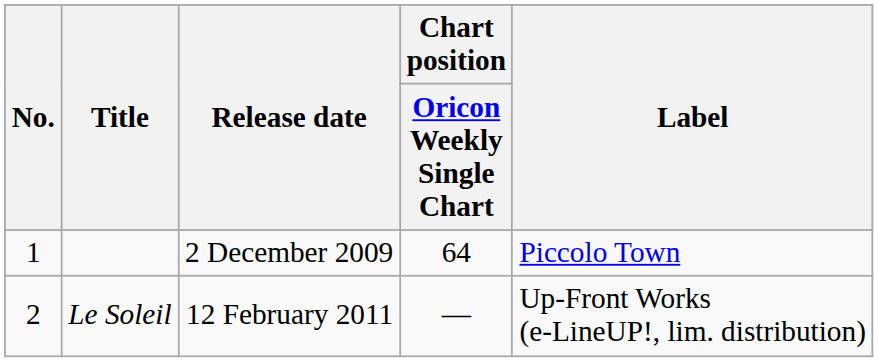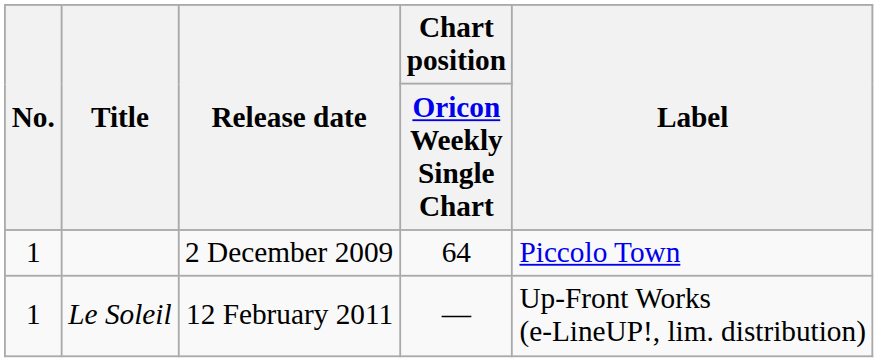(33, 315) 2 -> (33, 315) 1
